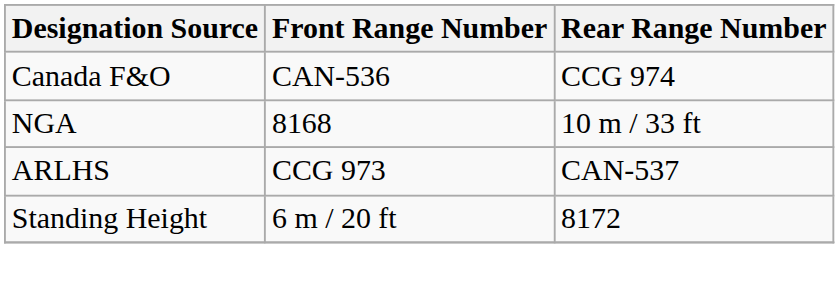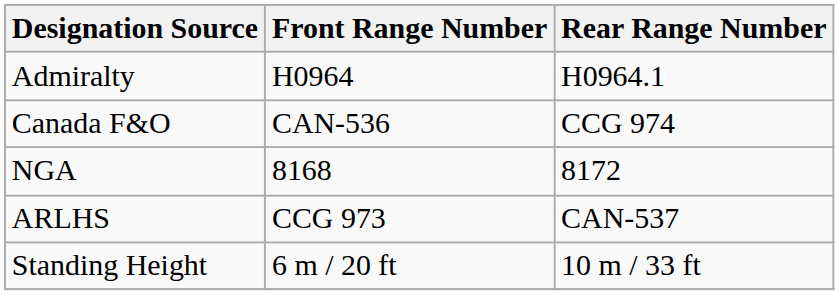+ row: (73, 75)
(631, 123) 10 m / 33 ft -> (591, 170) 8172
(591, 218) 8172 -> (631, 265) 10 m / 33 ft
